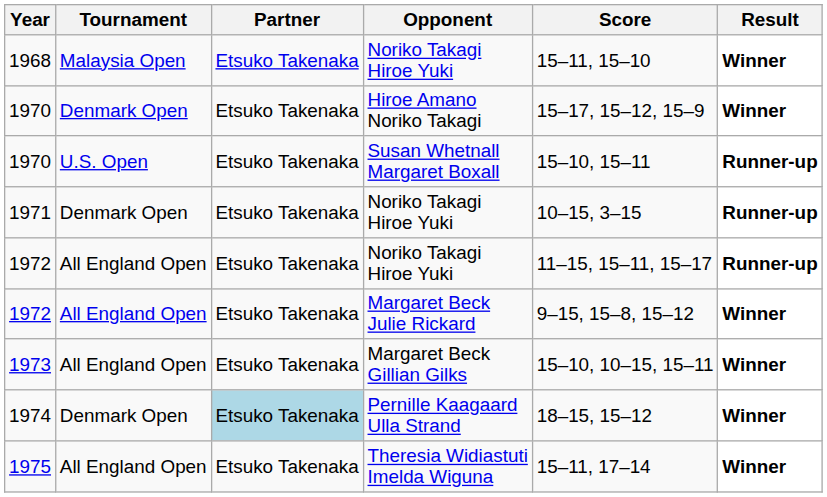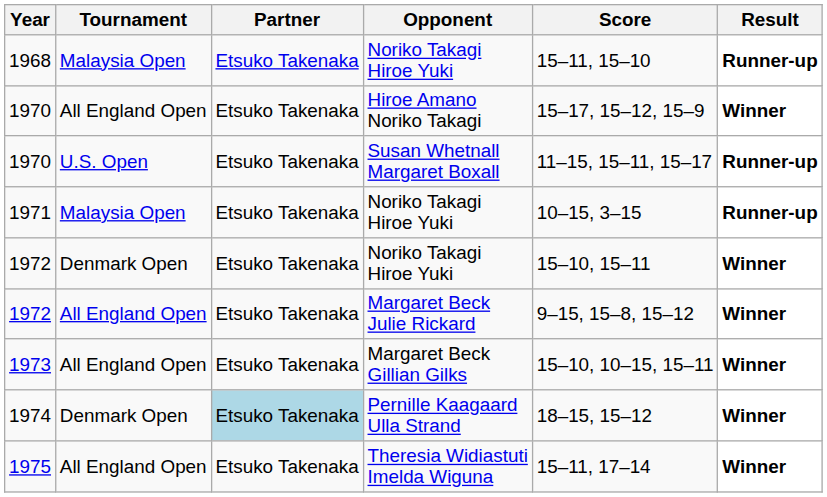(754, 60) Winner -> (770, 60) Runner-up
(124, 111) Denmark Open -> (133, 111) All England Open
(594, 162) 15–10, 15–11 -> (624, 162) 11–15, 15–11, 15–17
(124, 213) Denmark Open -> (123, 213) Malaysia Open
(133, 263) All England Open -> (124, 263) Denmark Open
(624, 263) 11–15, 15–11, 15–17 -> (594, 263) 15–10, 15–11
(770, 263) Runner-up -> (754, 263) Winner
